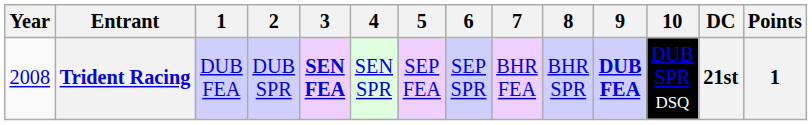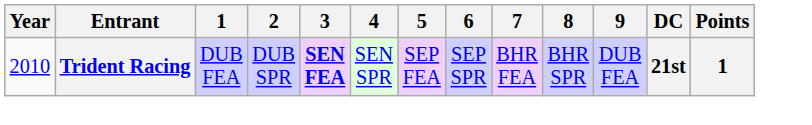- column: (672, 20)
(30, 78) 2008 -> (30, 66) 2010
(620, 78) bold -> (620, 66) normal
